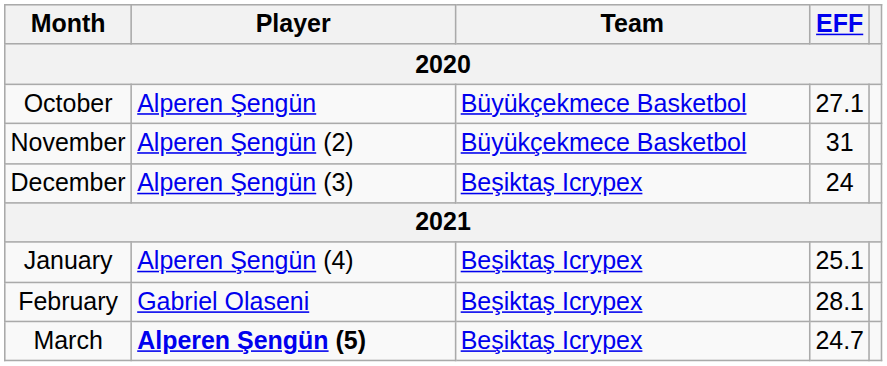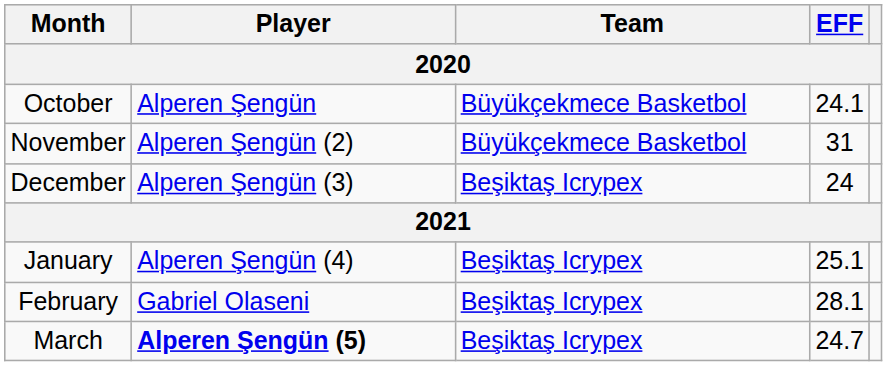(840, 103) 27.1 -> (840, 103) 24.1
